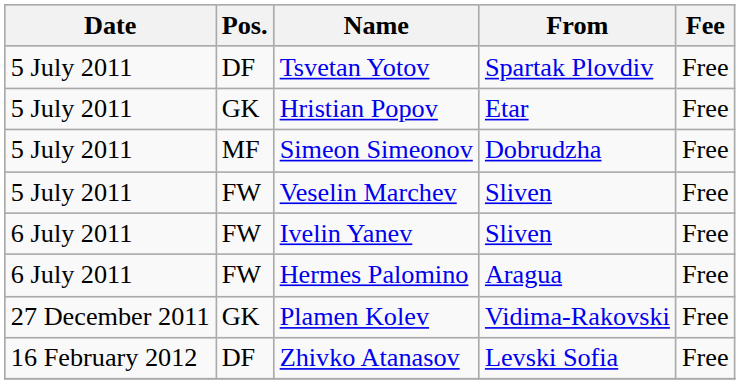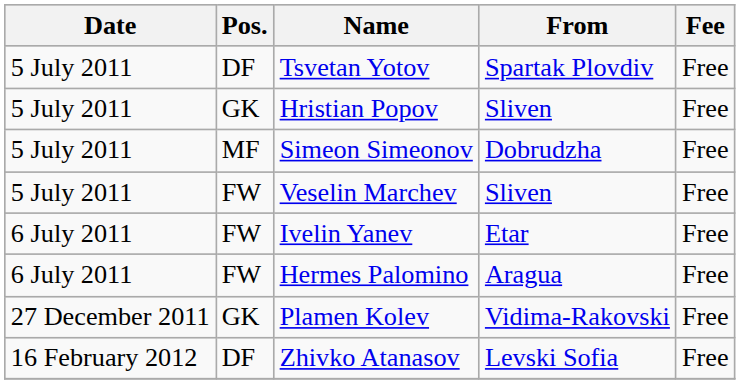(507, 108) Etar -> (518, 108) Sliven
(518, 233) Sliven -> (507, 233) Etar
